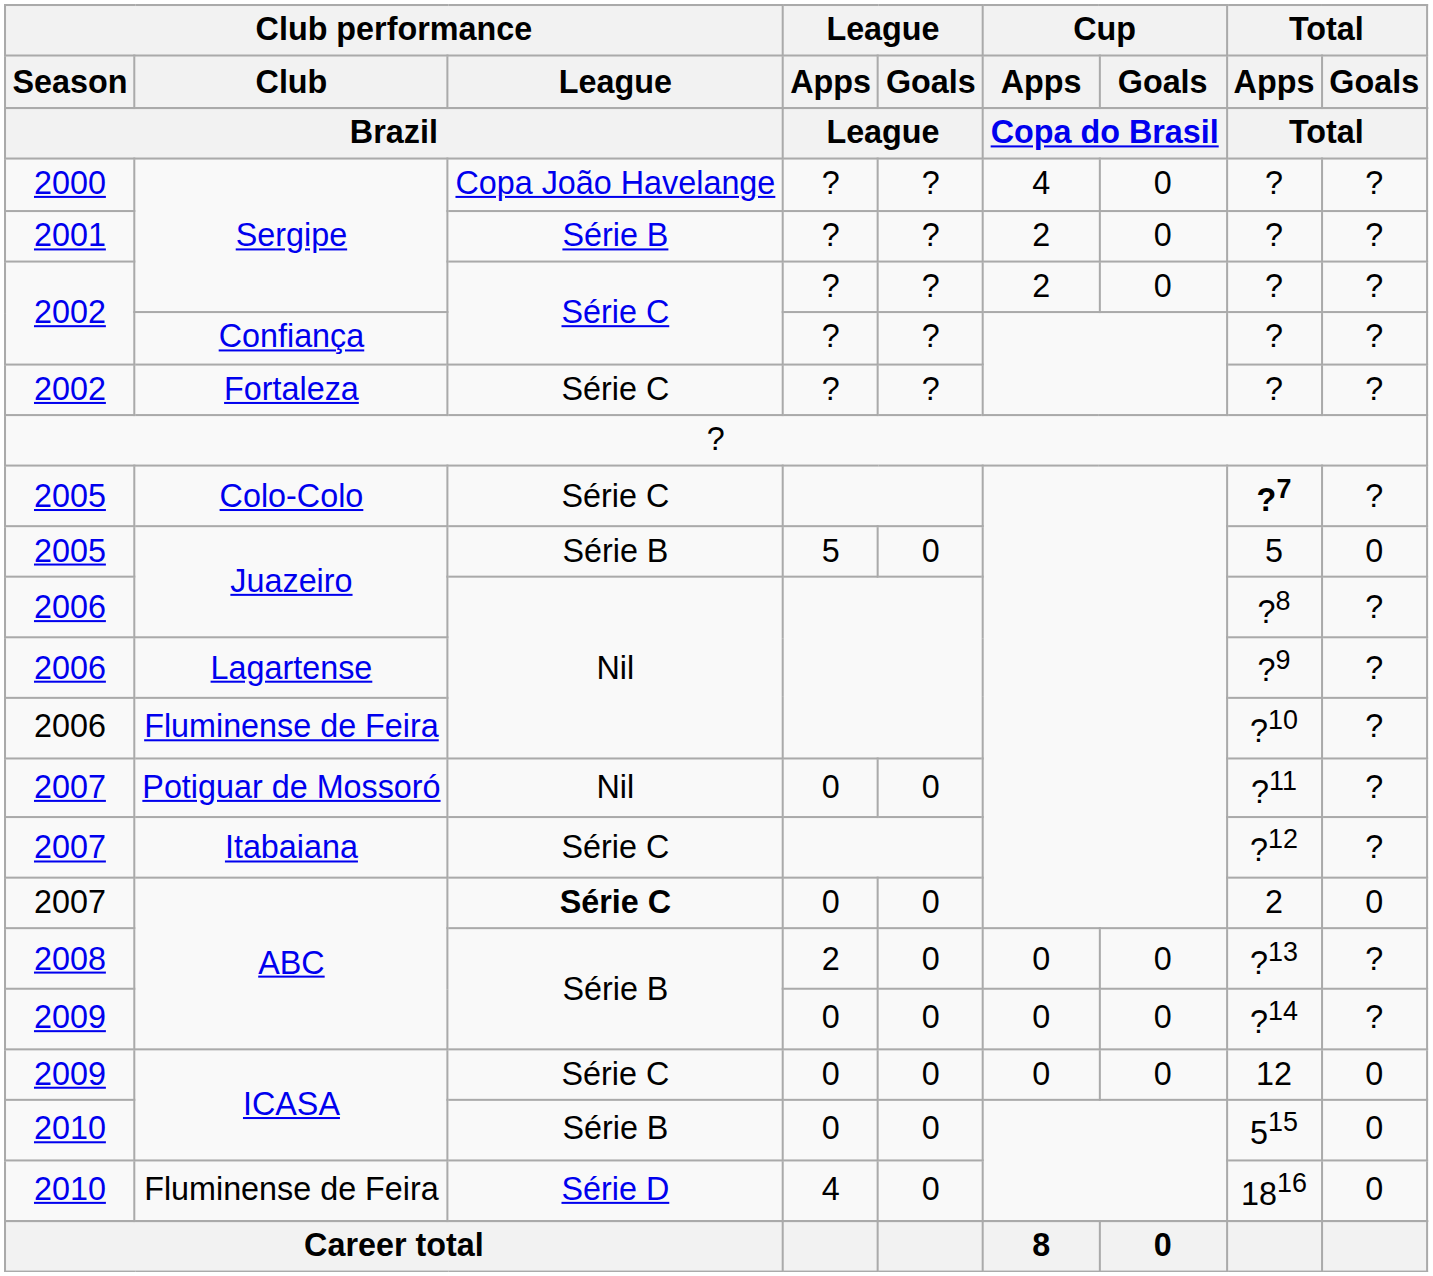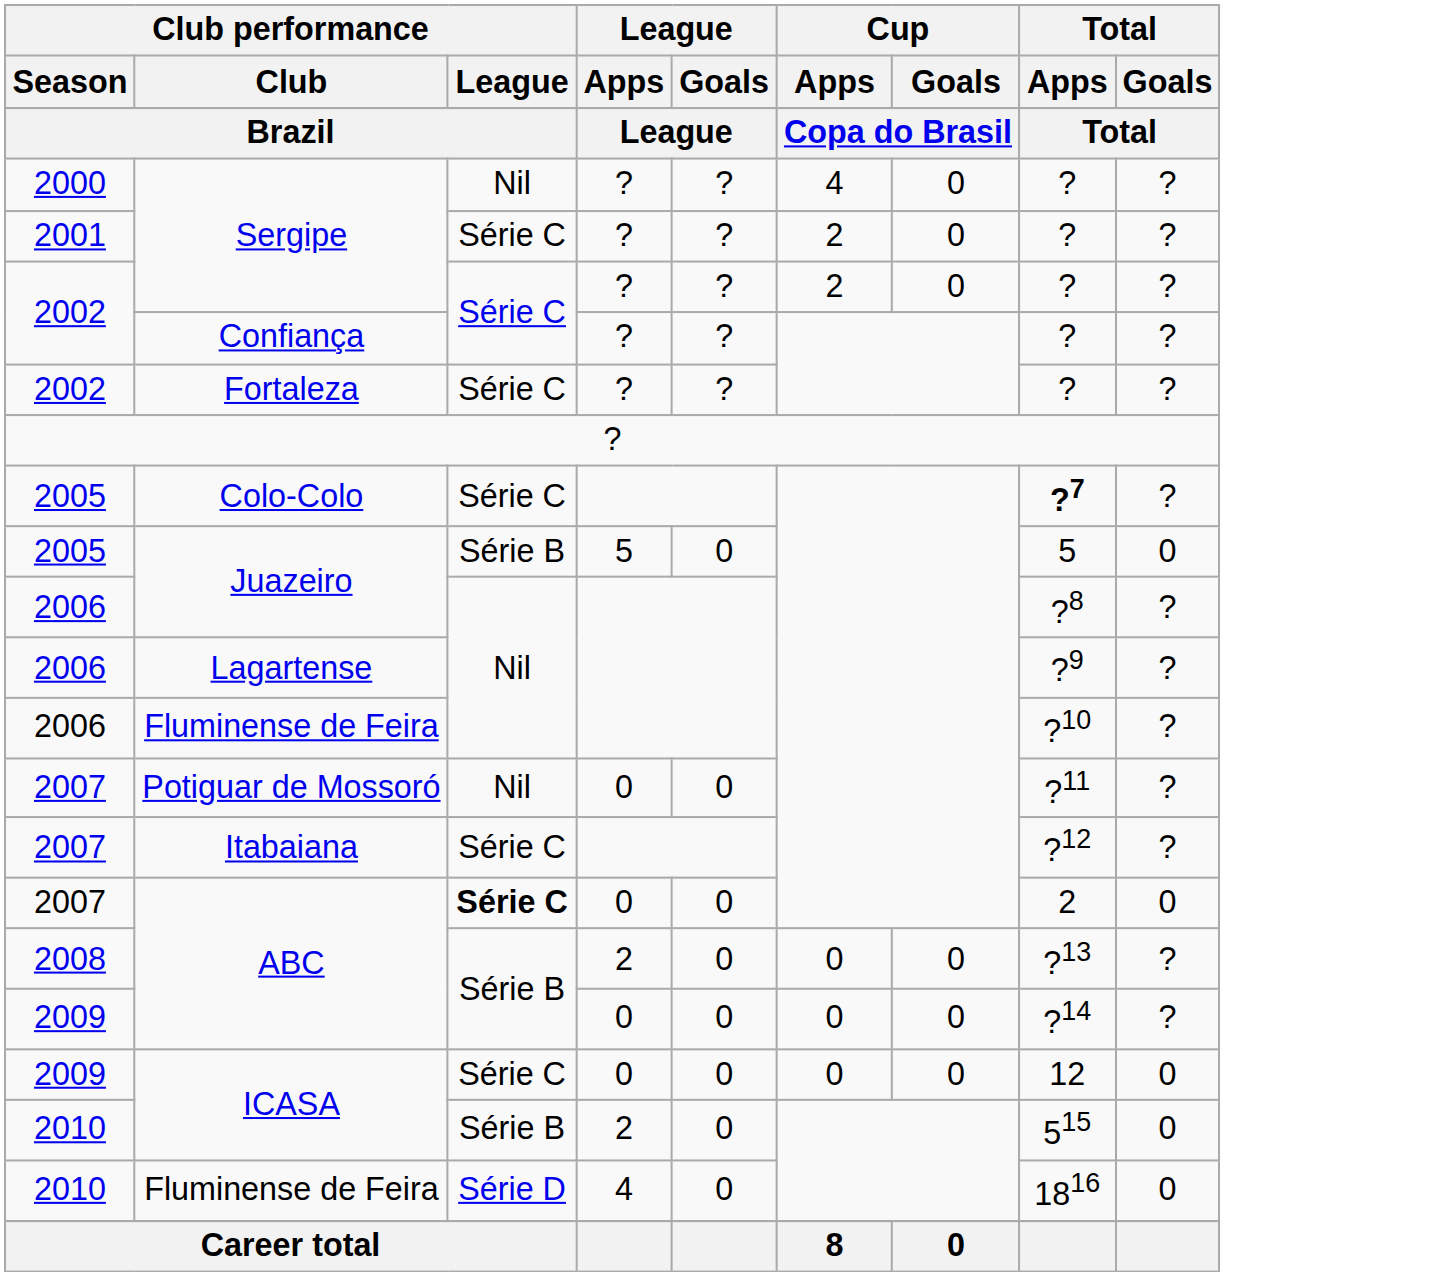(615, 183) Copa João Havelange -> (512, 183) Nil
(615, 235) Série B -> (512, 235) Série C
(831, 1129) 0 -> (624, 1129) 2
